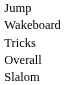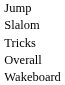rows swapped: (22, 77) <-> (33, 25)
